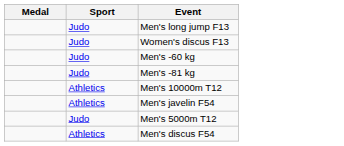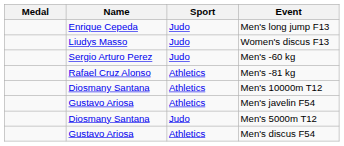+ column: (117, 12)
(79, 73) Judo -> (187, 73) Athletics
